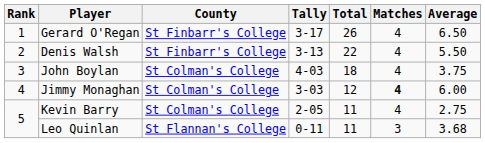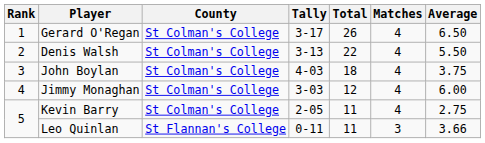(216, 33) St Finbarr's College -> (212, 33) St Colman's College
(216, 52) St Finbarr's College -> (212, 52) St Colman's College
(398, 90) bold -> (398, 90) normal
(453, 128) 3.68 -> (453, 128) 3.66
